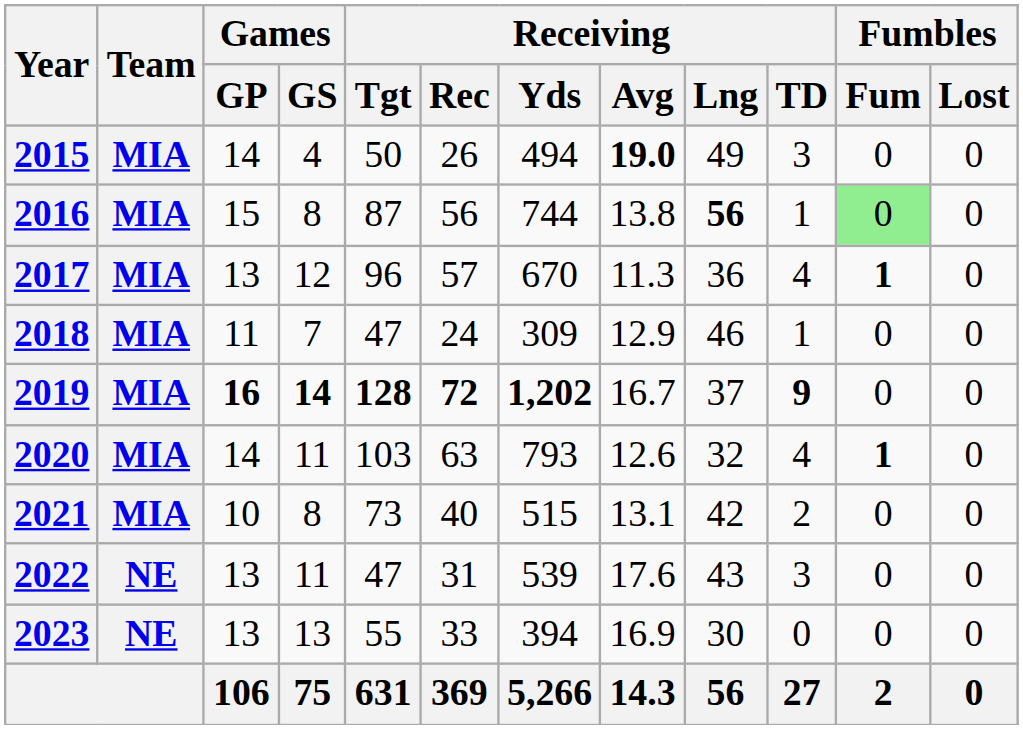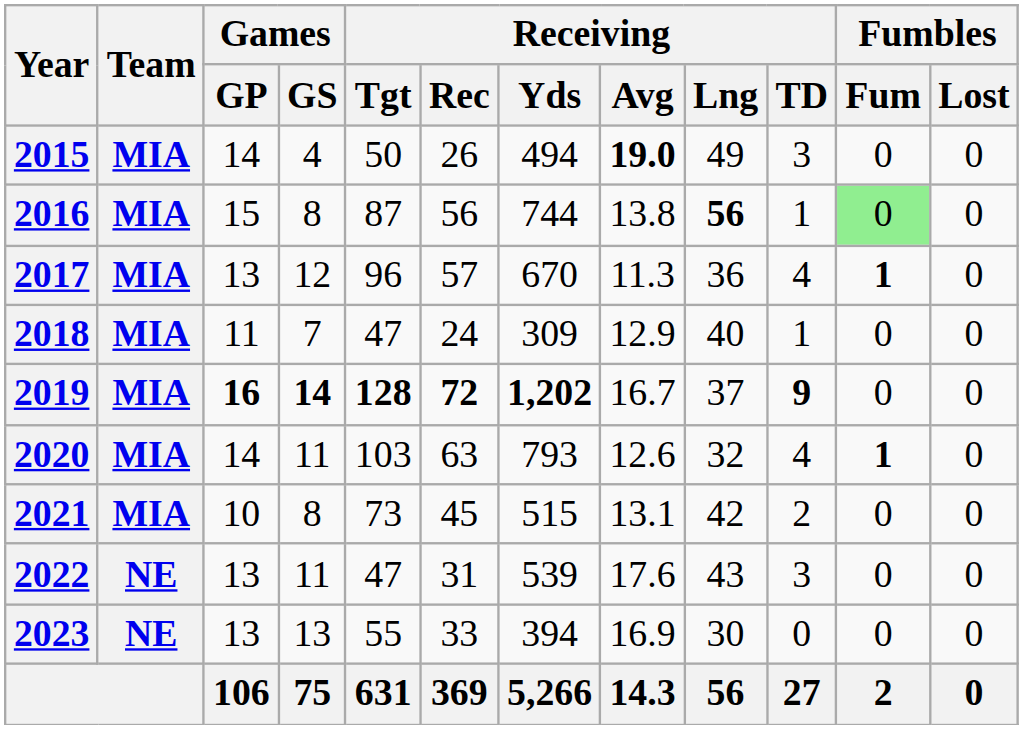(725, 333) 46 -> (725, 333) 40
(459, 513) 40 -> (459, 513) 45
